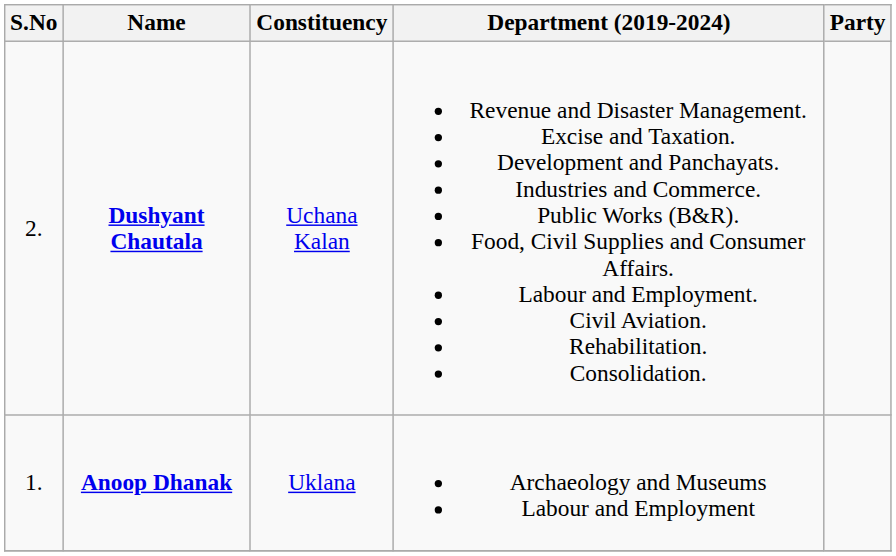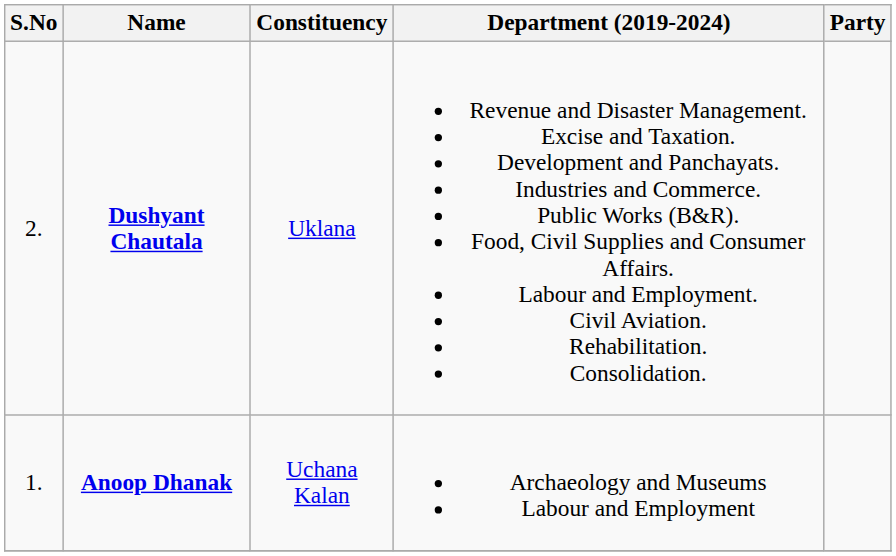(322, 227) Uchana Kalan -> (322, 227) Uklana
(322, 482) Uklana -> (322, 482) Uchana Kalan
